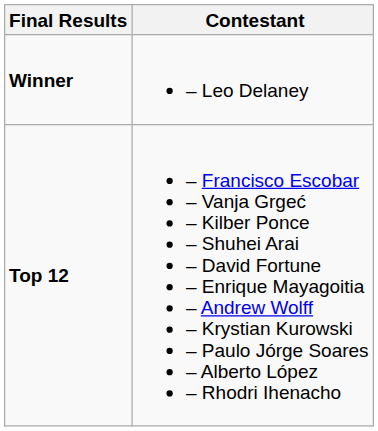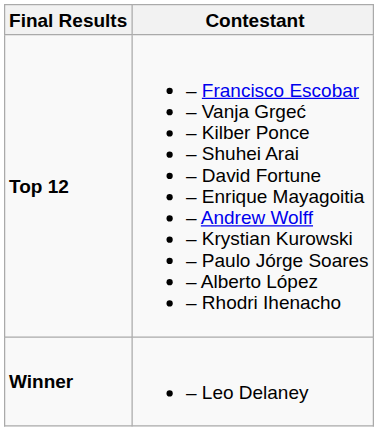rows swapped: (41, 80) <-> (39, 275)
